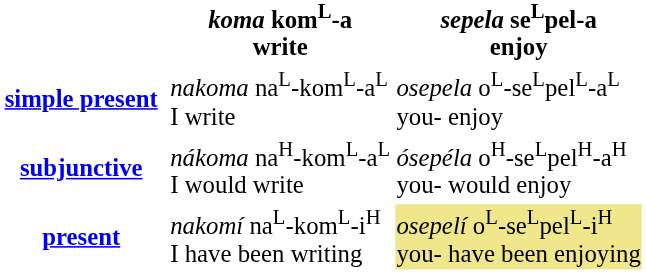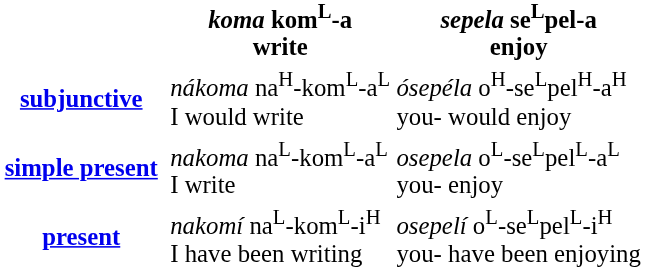rows swapped: (81, 99) <-> (81, 168)
(519, 236) khaki background -> (519, 236) no background
